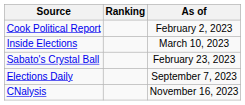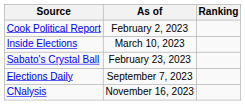columns swapped: (125, 12) <-> (194, 12)
